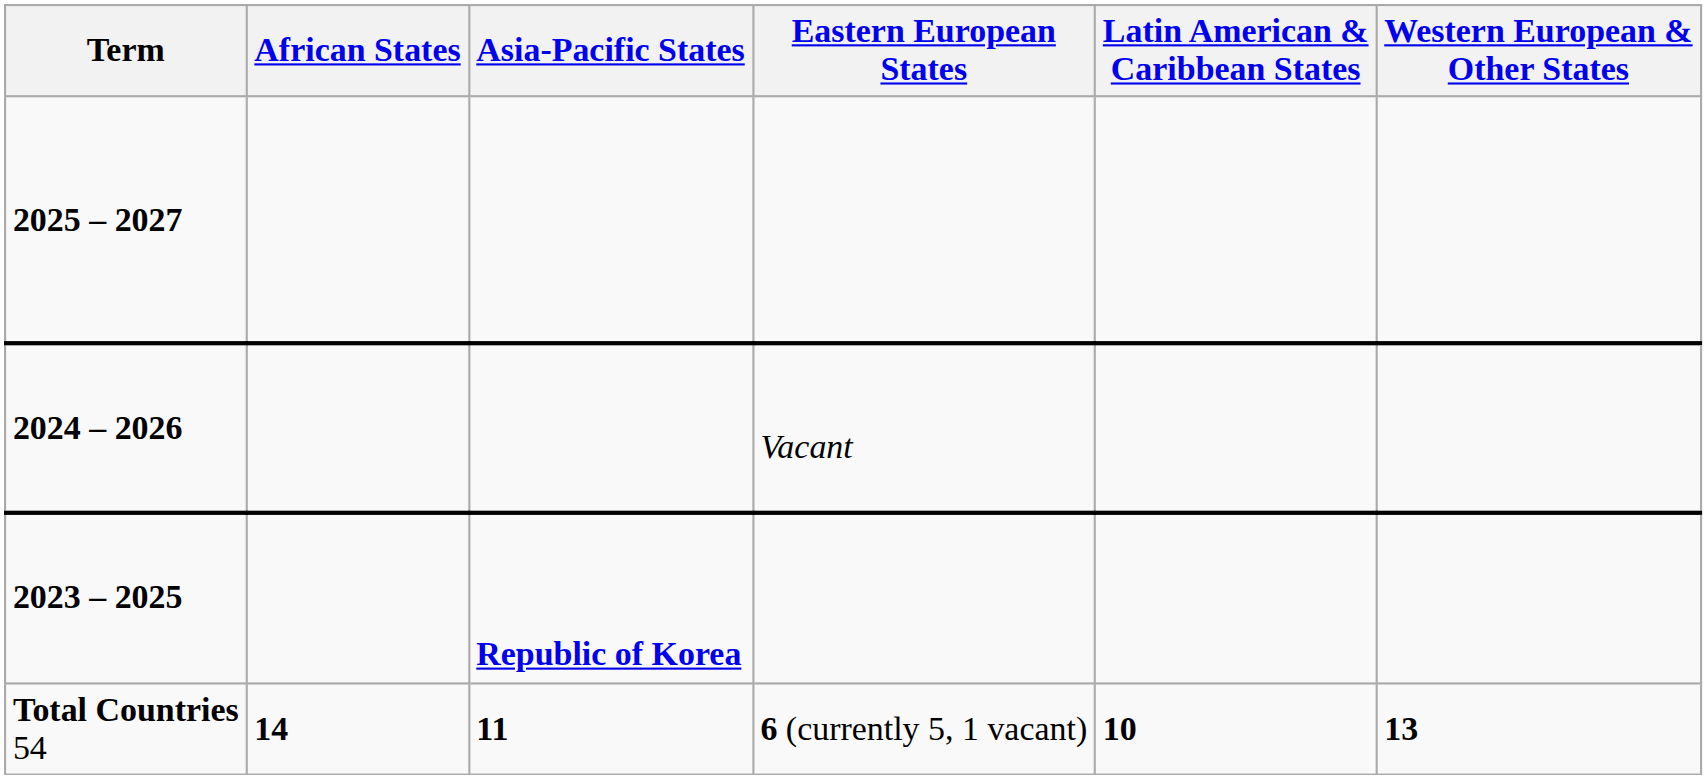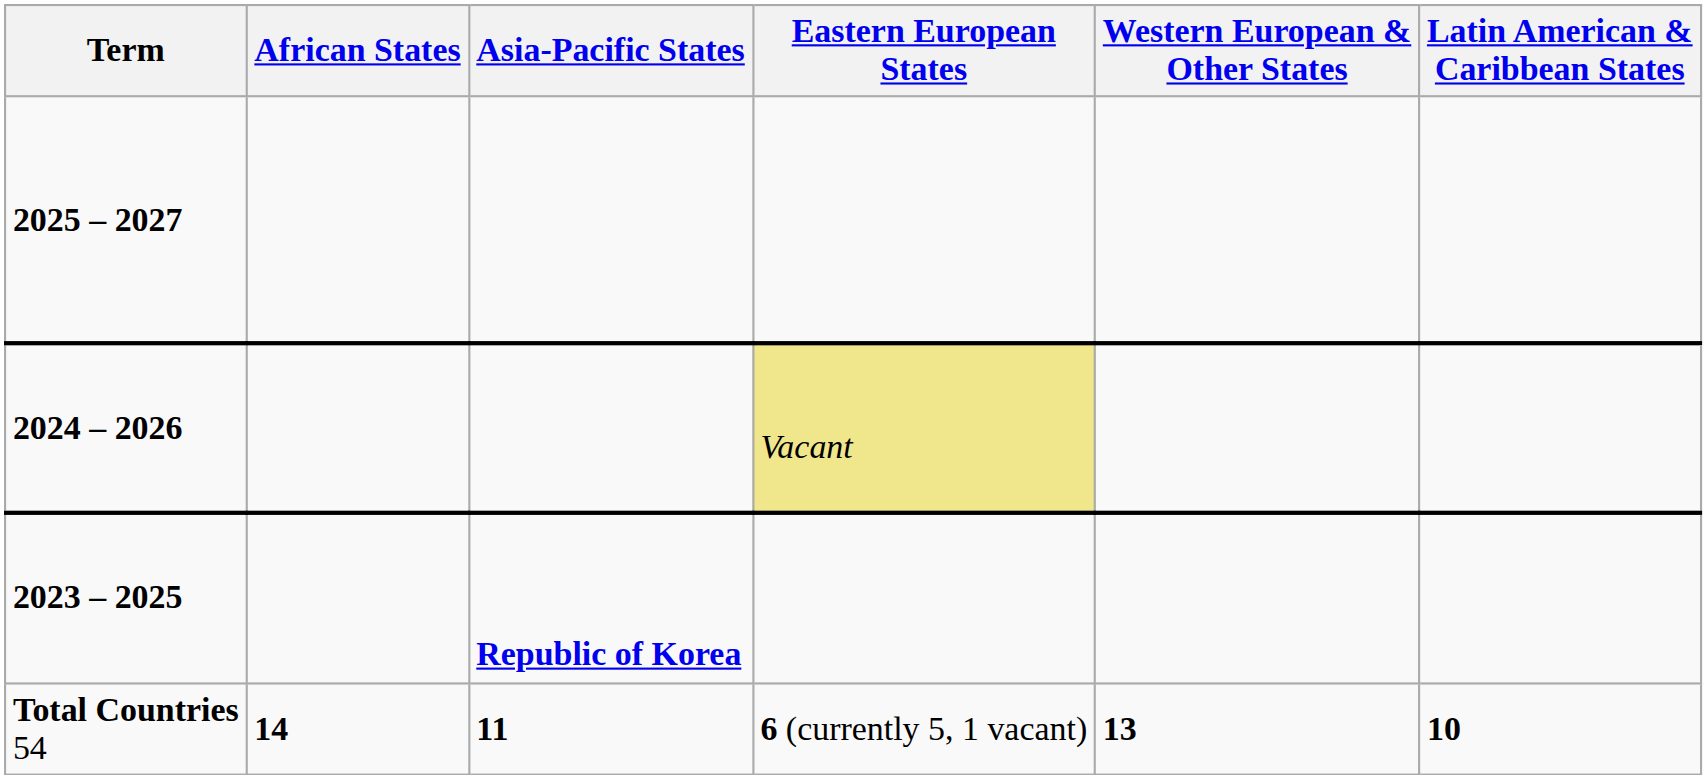columns swapped: (1236, 50) <-> (1538, 50)
(807, 446) no background -> (807, 446) khaki background
